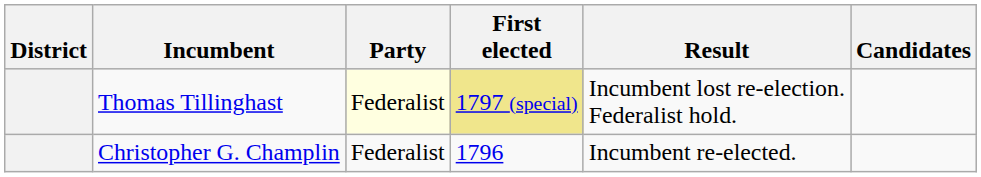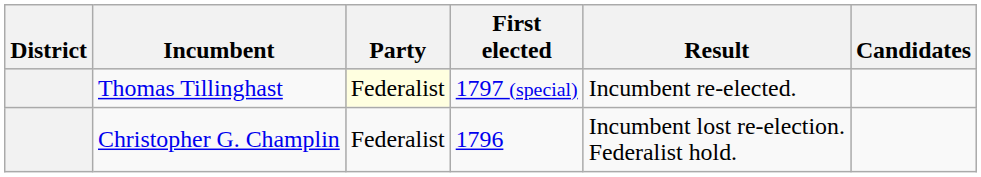(517, 101) khaki background -> (517, 88) no background
(717, 101) Incumbent lost re-election. Federalist hold. -> (693, 88) Incumbent re-elected.
(693, 152) Incumbent re-elected. -> (717, 139) Incumbent lost re-election. Federalist hold.
